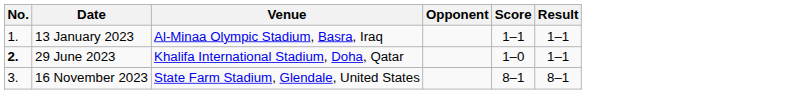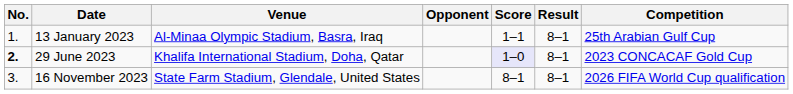+ column: (685, 15)
(558, 36) 1–1 -> (558, 36) 8–1
(513, 57) no background -> (513, 57) lavender background
(558, 57) 1–1 -> (558, 57) 8–1
